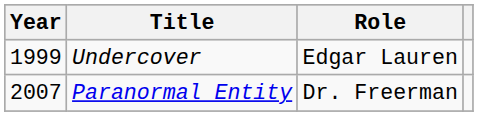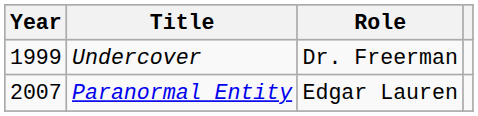(380, 58) Edgar Lauren -> (380, 58) Dr. Freerman
(380, 93) Dr. Freerman -> (380, 93) Edgar Lauren
